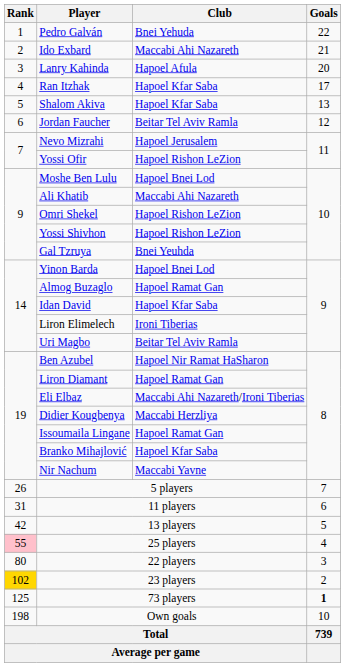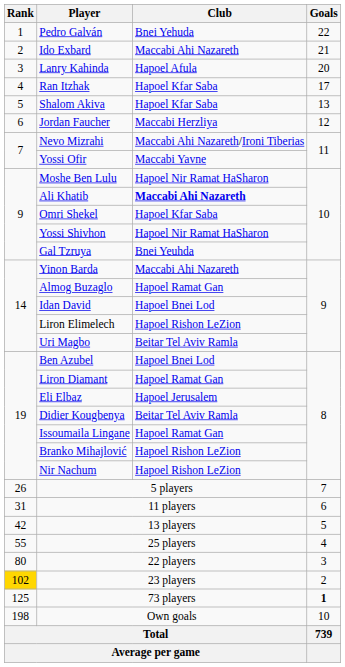(186, 123) Beitar Tel Aviv Ramla -> (176, 123) Maccabi Herzliya
(176, 141) Hapoel Jerusalem -> (220, 141) Maccabi Ahi Nazareth/Ironi Tiberias
(188, 159) Hapoel Rishon LeZion -> (171, 159) Maccabi Yavne
(175, 178) Hapoel Bnei Lod -> (202, 178) Hapoel Nir Ramat HaSharon
(187, 196) normal -> (190, 196) bold
(188, 214) Hapoel Rishon LeZion -> (176, 214) Hapoel Kfar Saba
(188, 232) Hapoel Rishon LeZion -> (202, 232) Hapoel Nir Ramat HaSharon
(175, 269) Hapoel Bnei Lod -> (187, 269) Maccabi Ahi Nazareth
(176, 305) Hapoel Kfar Saba -> (175, 305) Hapoel Bnei Lod
(166, 324) Ironi Tiberias -> (188, 324) Hapoel Rishon LeZion
(202, 360) Hapoel Nir Ramat HaSharon -> (175, 360) Hapoel Bnei Lod
(220, 397) Maccabi Ahi Nazareth/Ironi Tiberias -> (176, 397) Hapoel Jerusalem
(176, 415) Maccabi Herzliya -> (186, 415) Beitar Tel Aviv Ramla
(176, 452) Hapoel Kfar Saba -> (188, 452) Hapoel Rishon LeZion
(171, 470) Maccabi Yavne -> (188, 470) Hapoel Rishon LeZion
(20, 543) pink background -> (20, 543) no background
